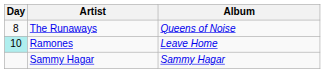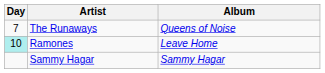(16, 28) 8 -> (16, 28) 7
